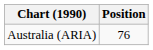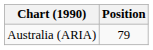(124, 34) 76 -> (124, 34) 79
